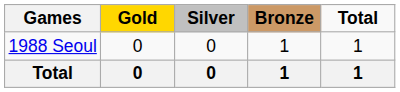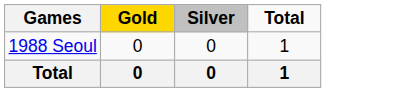- column: (284, 18)
